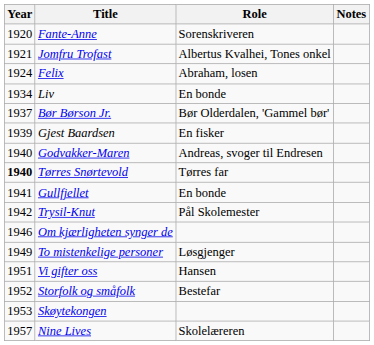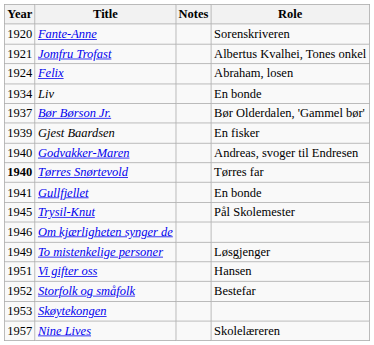columns swapped: (255, 14) <-> (351, 14)
(20, 212) 1942 -> (20, 212) 1945
